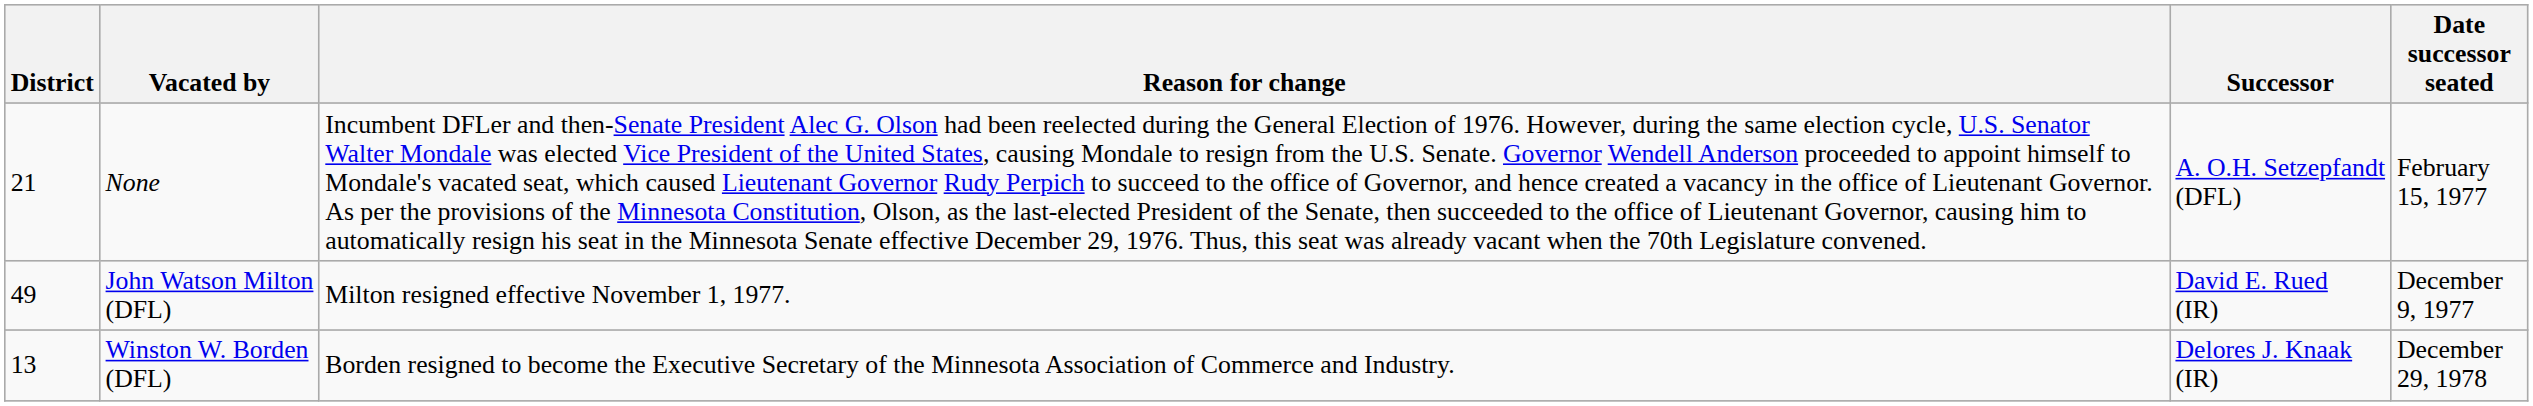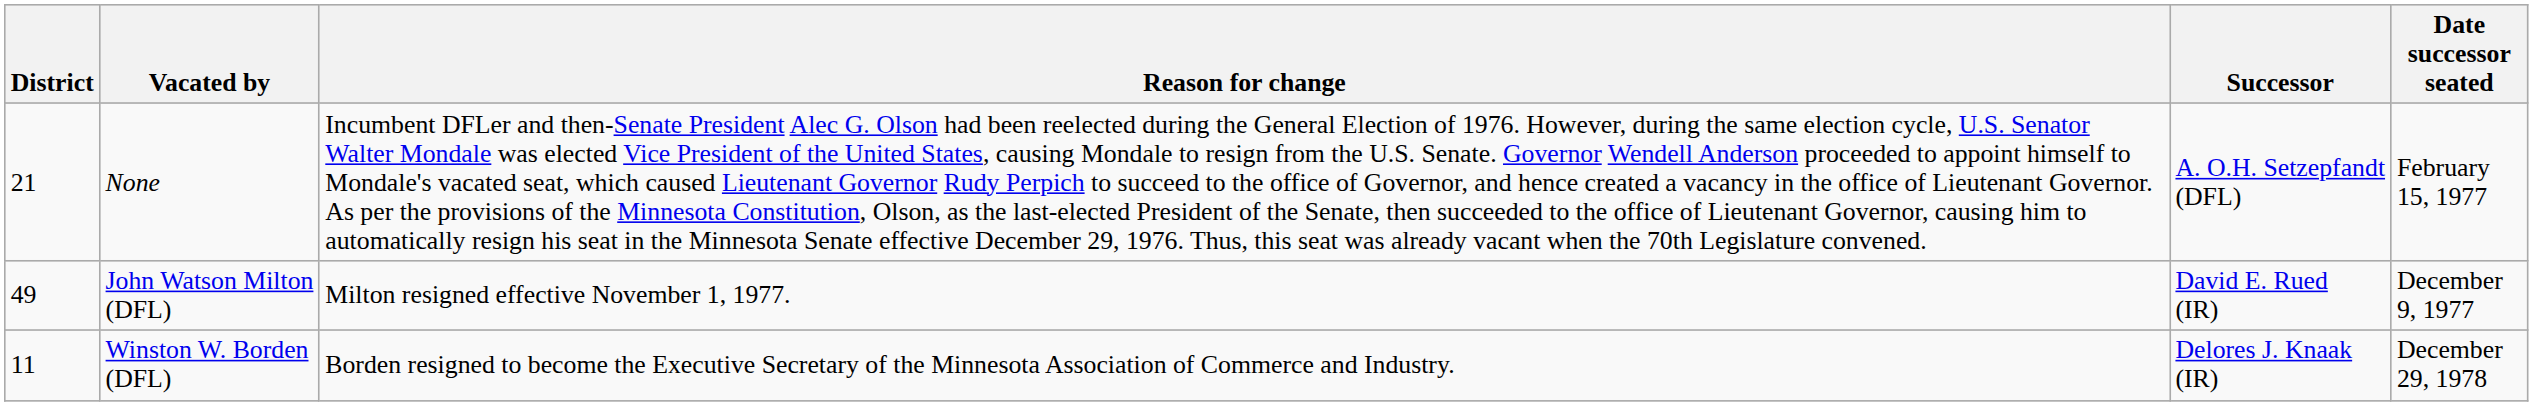(24, 364) 13 -> (23, 364) 11
